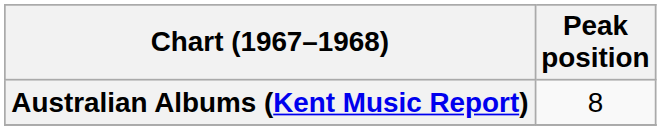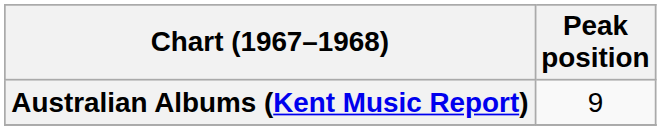(595, 102) 8 -> (595, 102) 9
